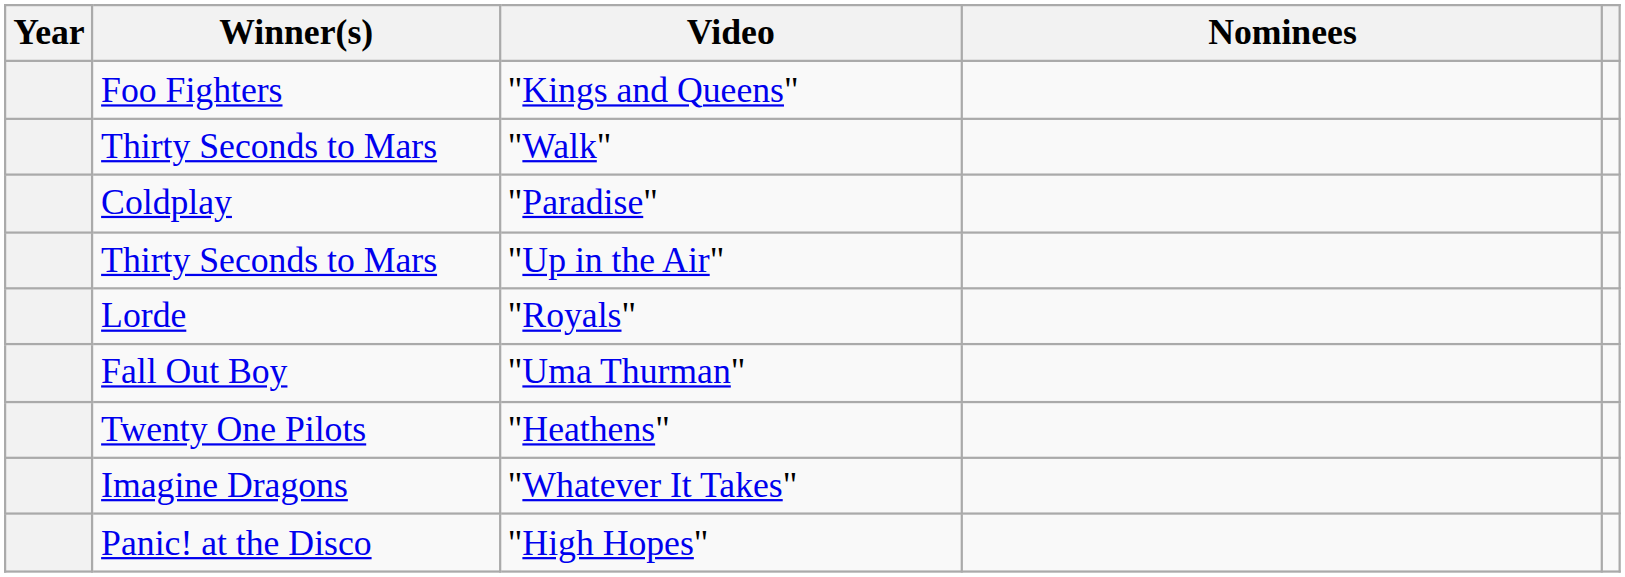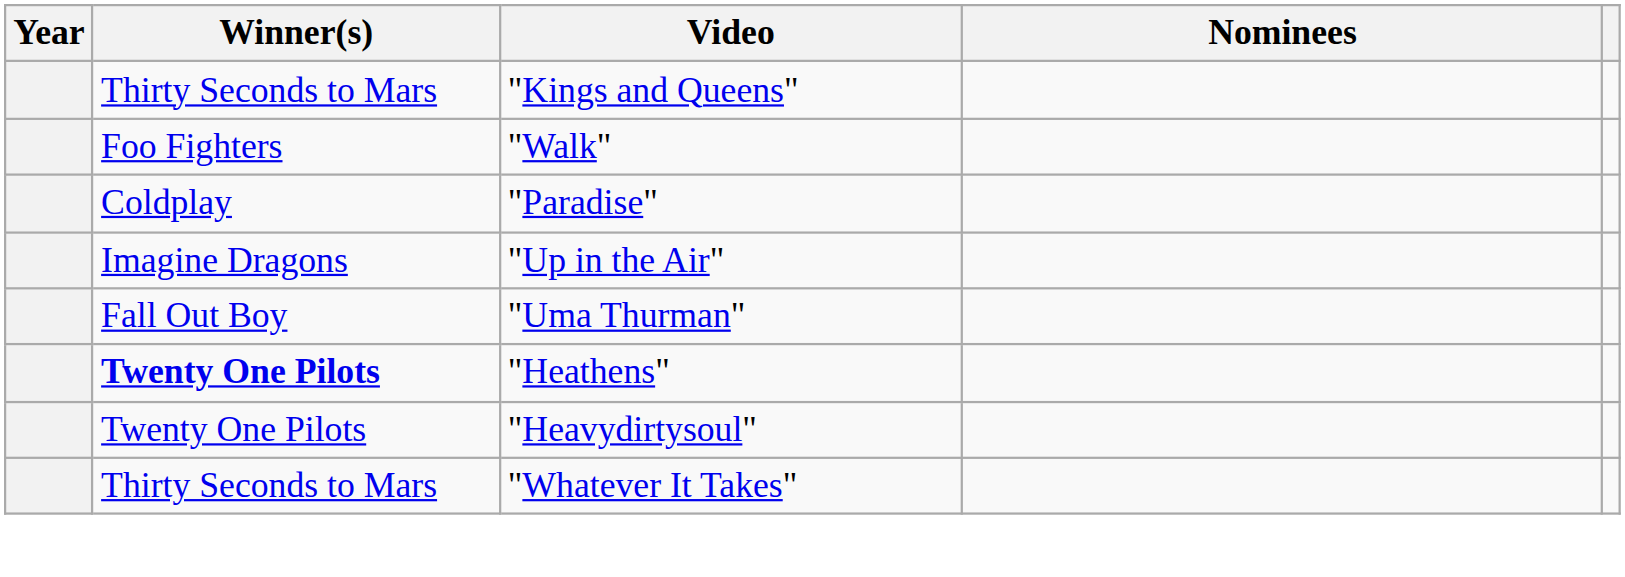(192, 89) Foo Fighters -> (269, 89) Thirty Seconds to Mars
(269, 145) Thirty Seconds to Mars -> (192, 145) Foo Fighters
(269, 259) Thirty Seconds to Mars -> (224, 259) Imagine Dragons
- row: (572, 315)
(234, 428) normal -> (241, 372) bold
+ row: (632, 428)
(224, 485) Imagine Dragons -> (269, 485) Thirty Seconds to Mars
- row: (608, 542)
